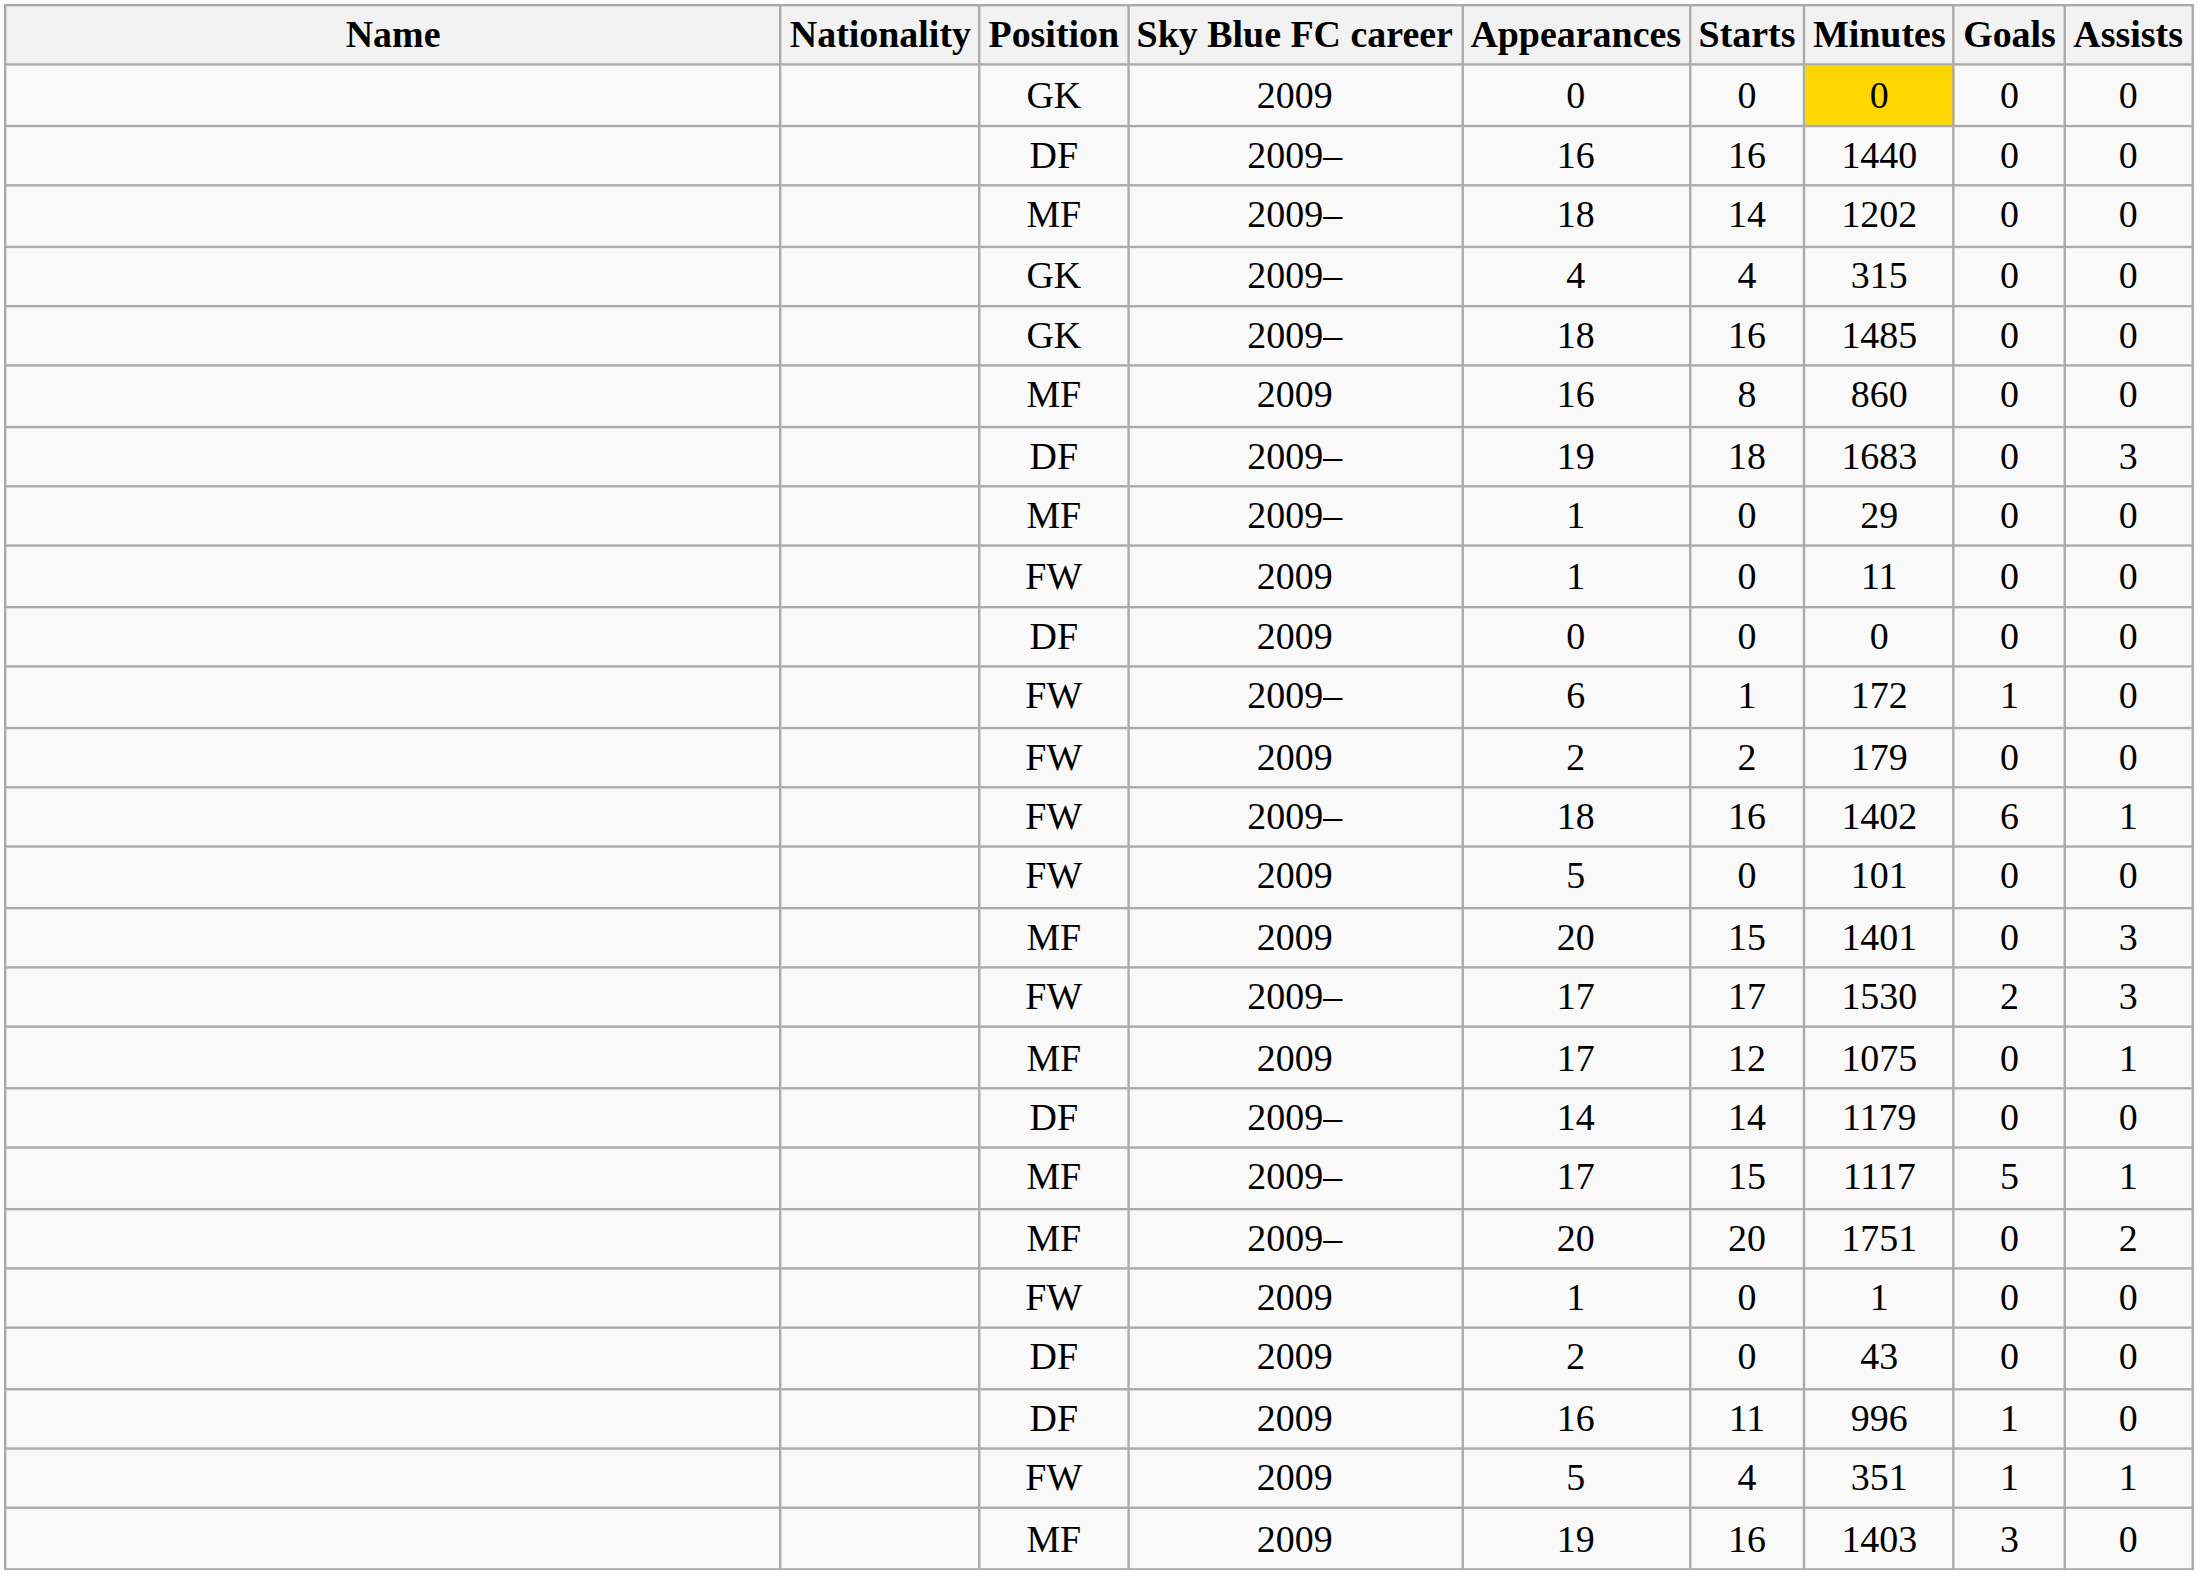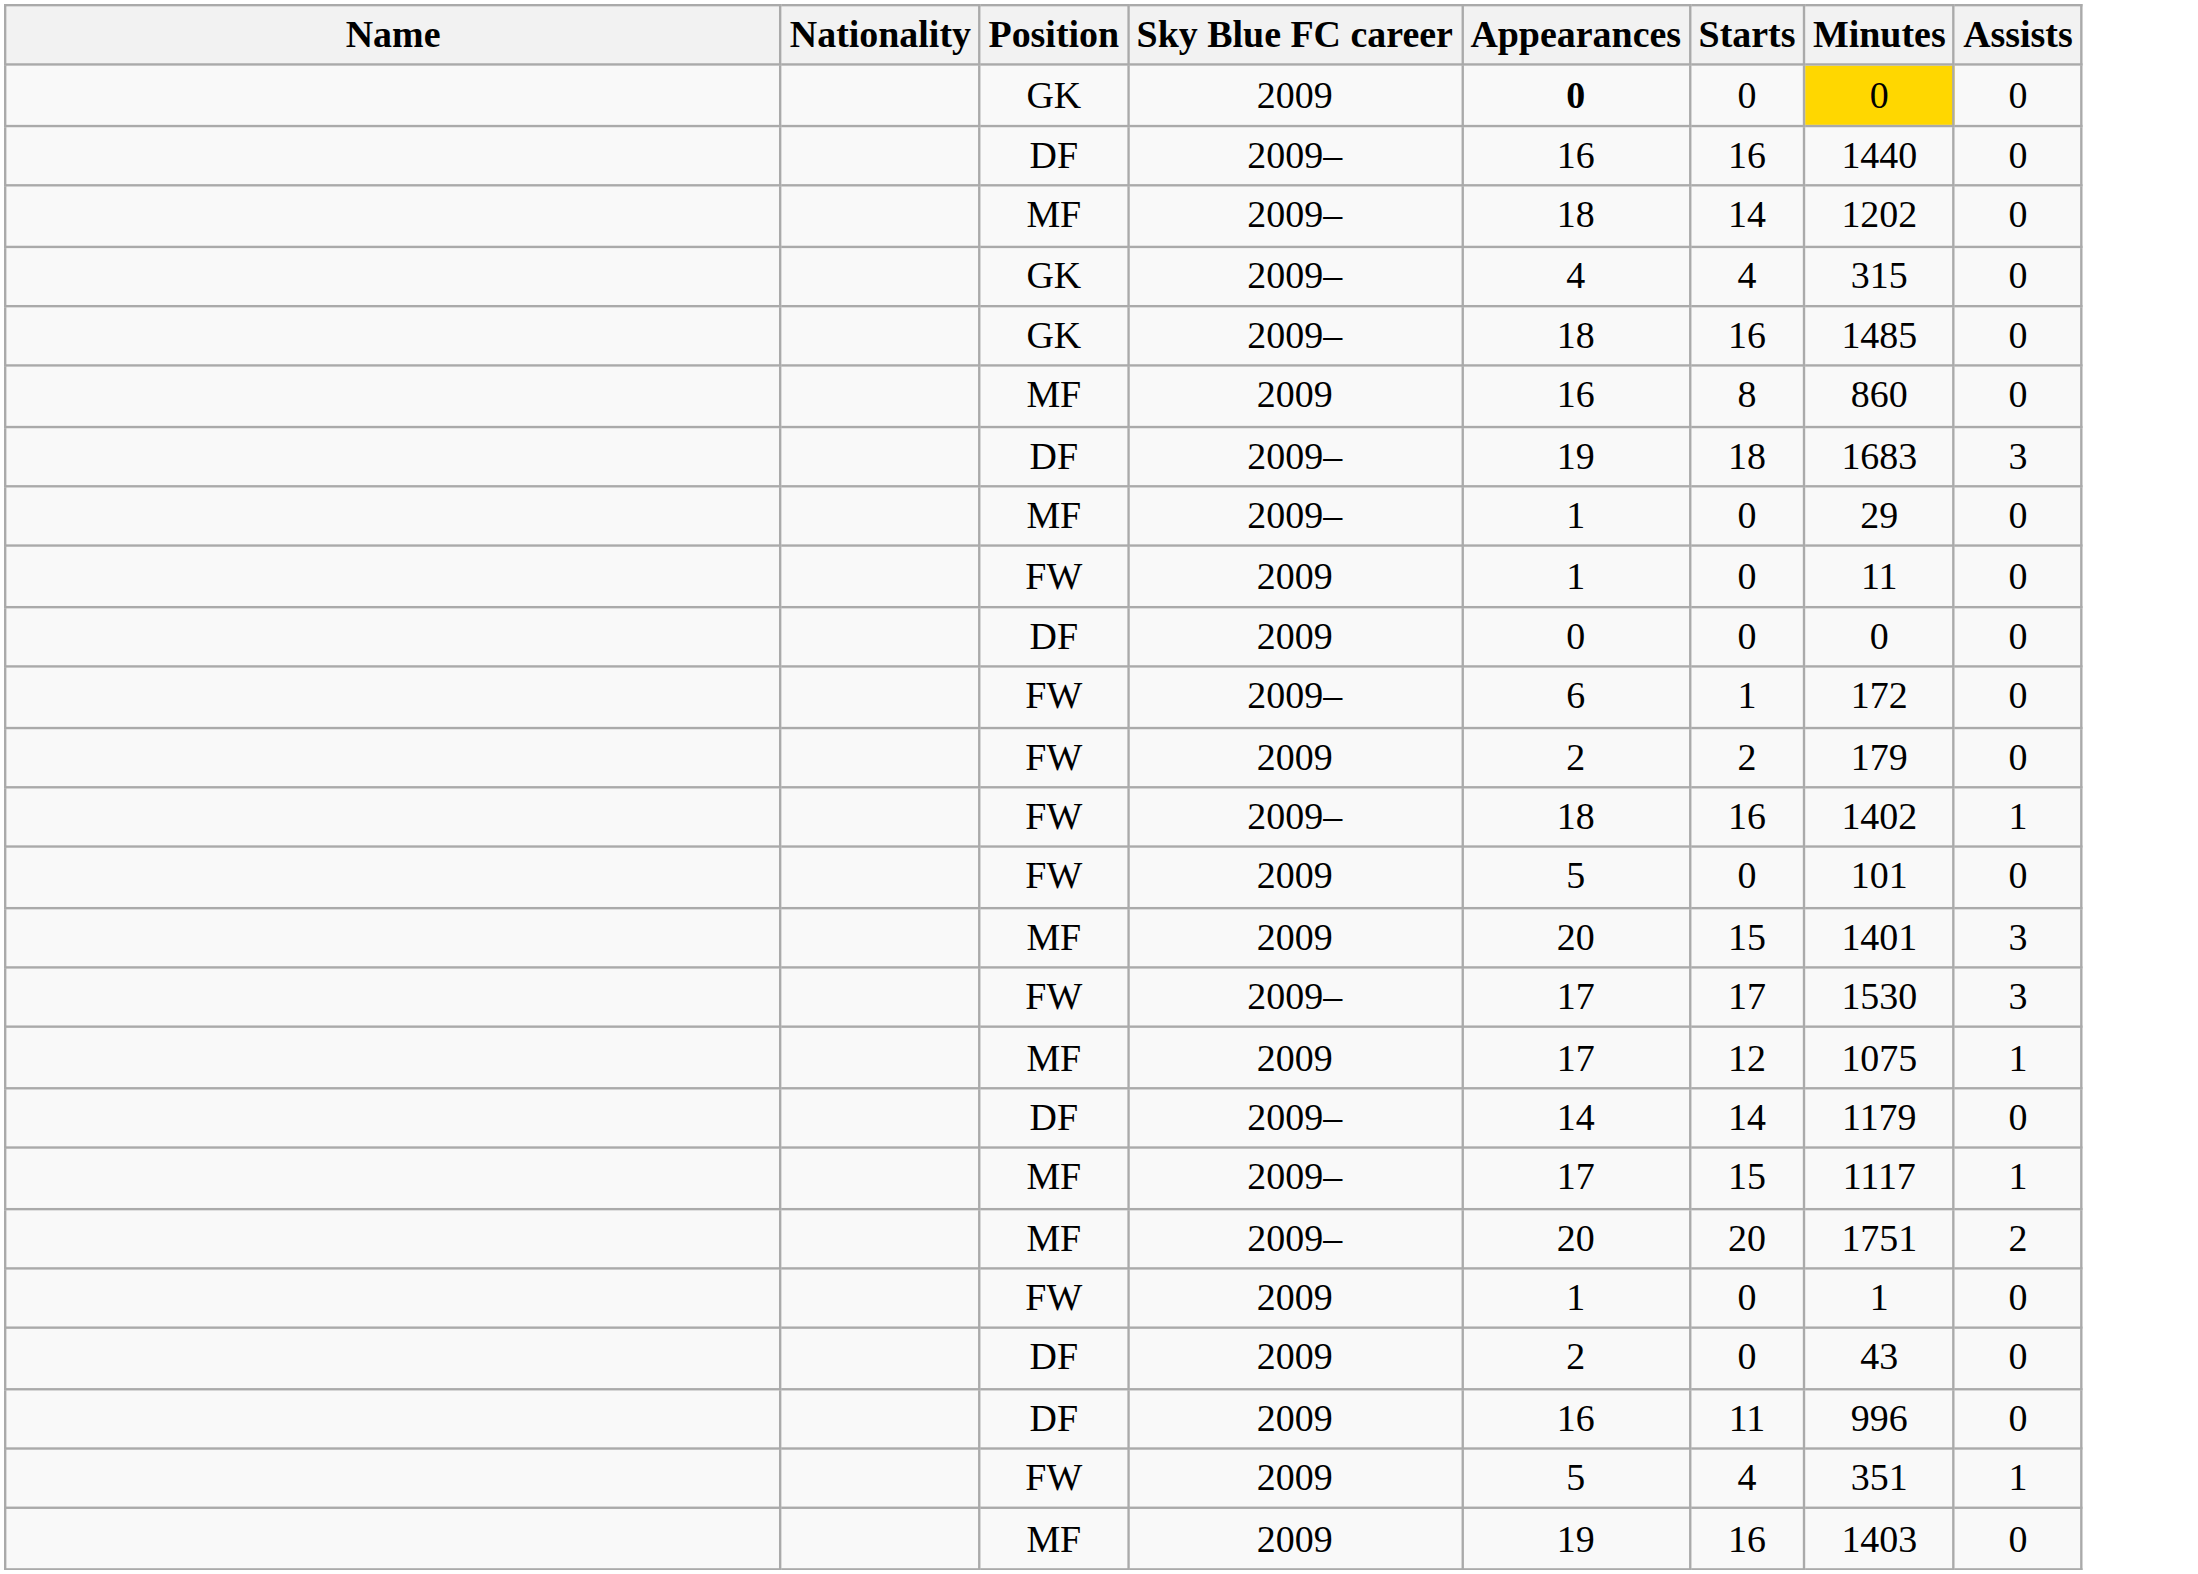- column: (2010, 34)
(1576, 94) normal -> (1576, 94) bold
